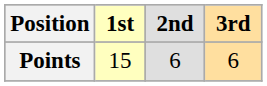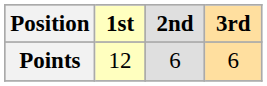(120, 60) 15 -> (120, 60) 12
